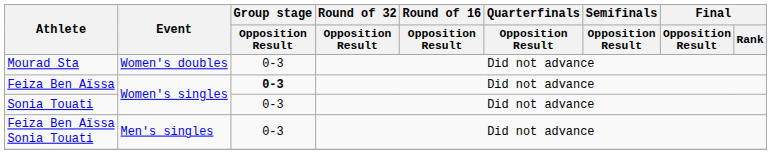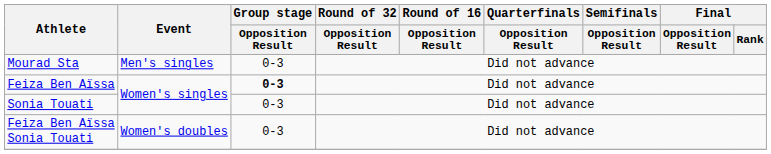(174, 64) Women's doubles -> (167, 64) Men's singles
(167, 132) Men's singles -> (174, 132) Women's doubles
